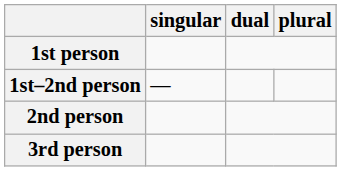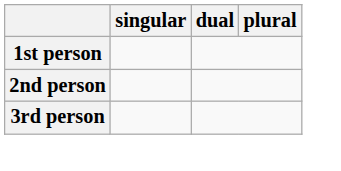- row: (75, 85)
